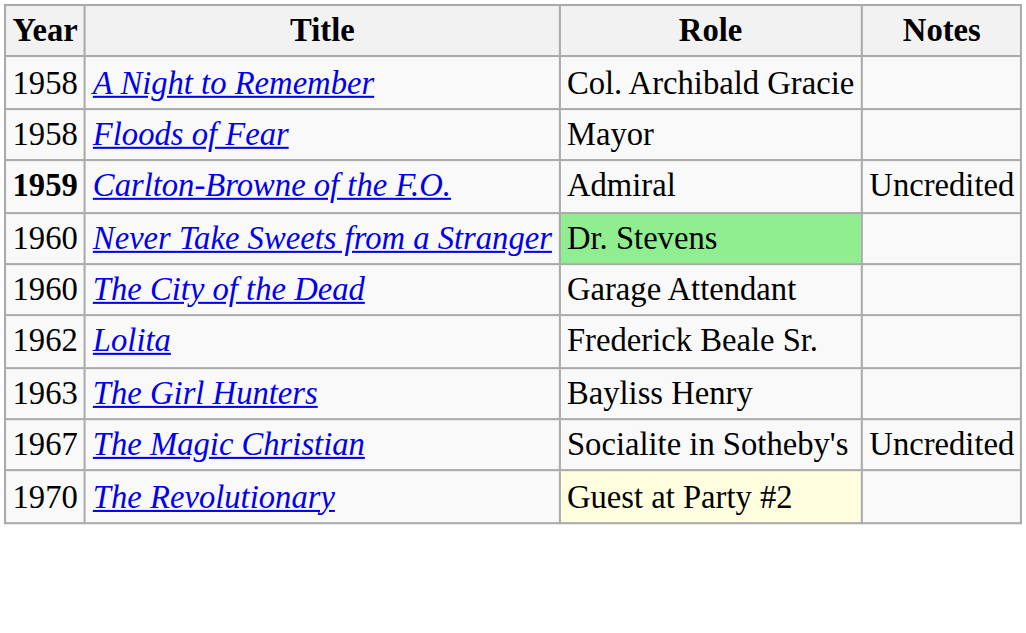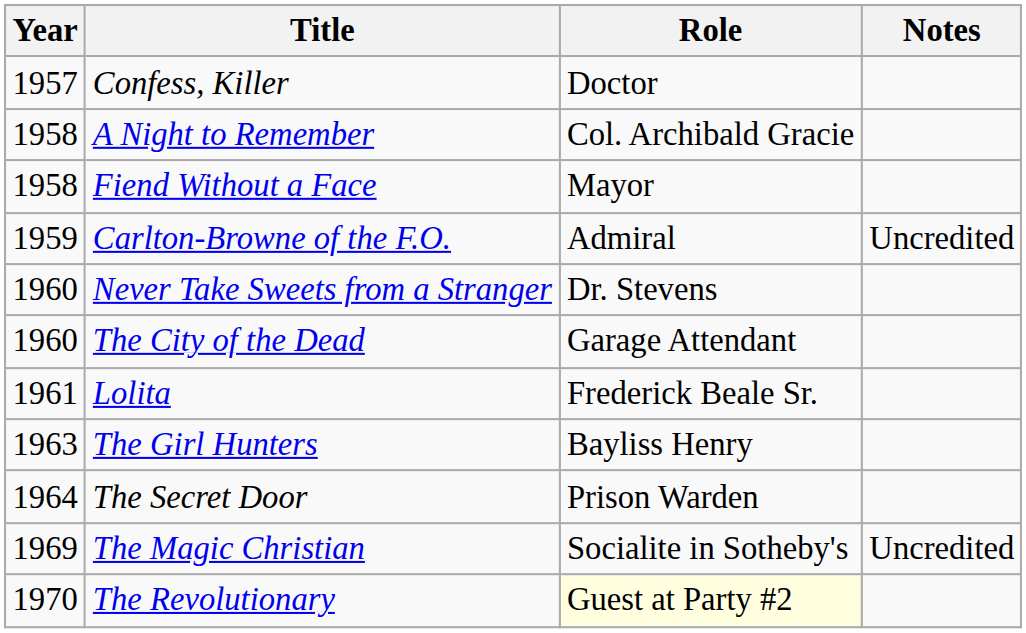+ row: (191, 82)
+ row: (235, 185)
- row: (191, 133)
(45, 185) bold -> (45, 237) normal
(642, 237) lightgreen background -> (642, 289) no background
(45, 340) 1962 -> (45, 392) 1961
+ row: (200, 496)
(45, 444) 1967 -> (45, 548) 1969
